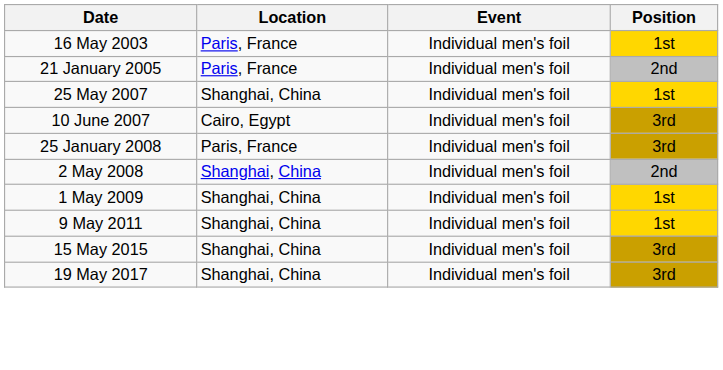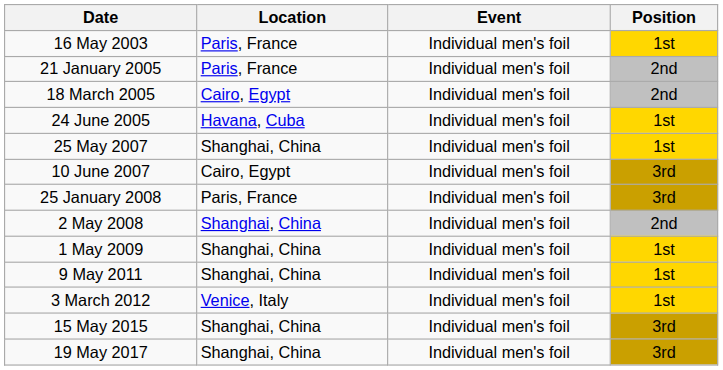+ row: (101, 95)
+ row: (101, 121)
+ row: (101, 301)
